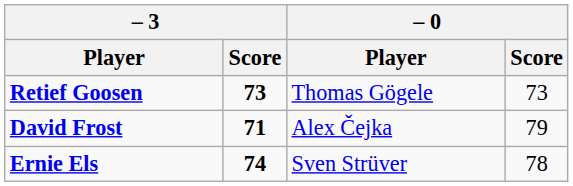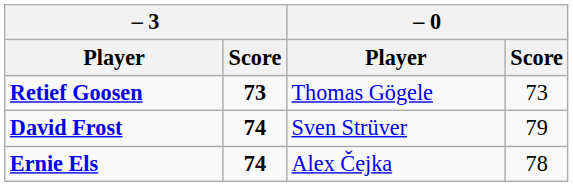(255, 127) 71 -> (255, 127) 74
(342, 127) Alex Čejka -> (349, 127) Sven Strüver
(349, 163) Sven Strüver -> (342, 163) Alex Čejka
